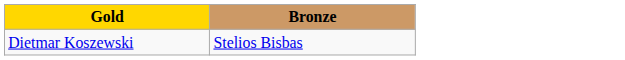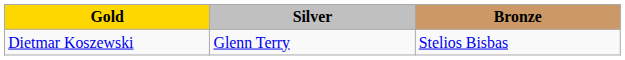+ column: (312, 17)
